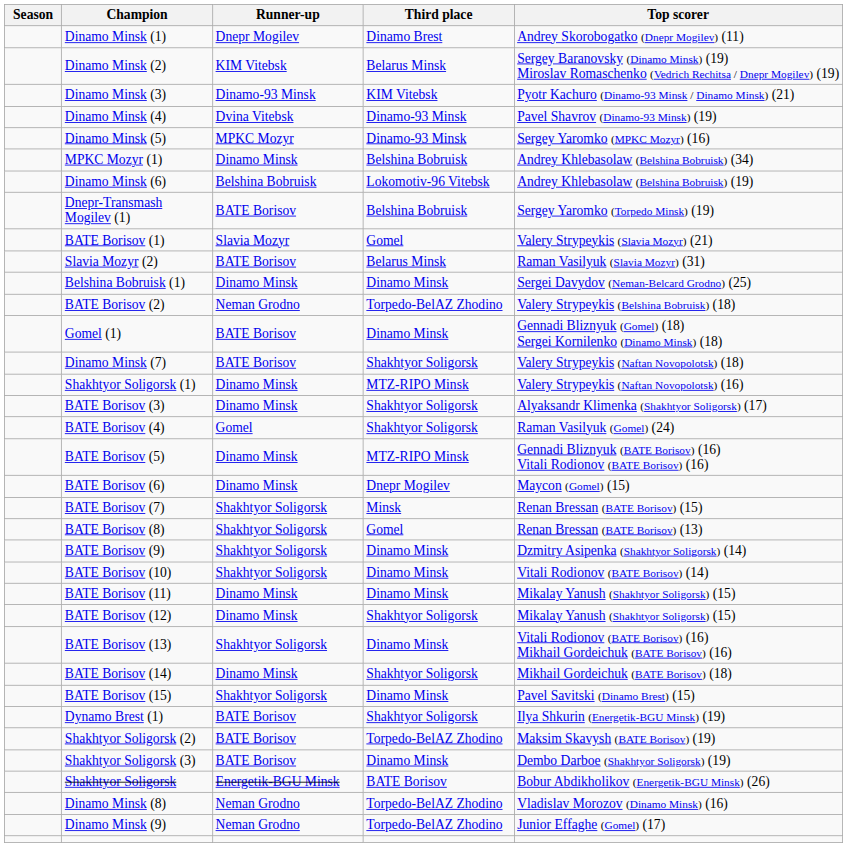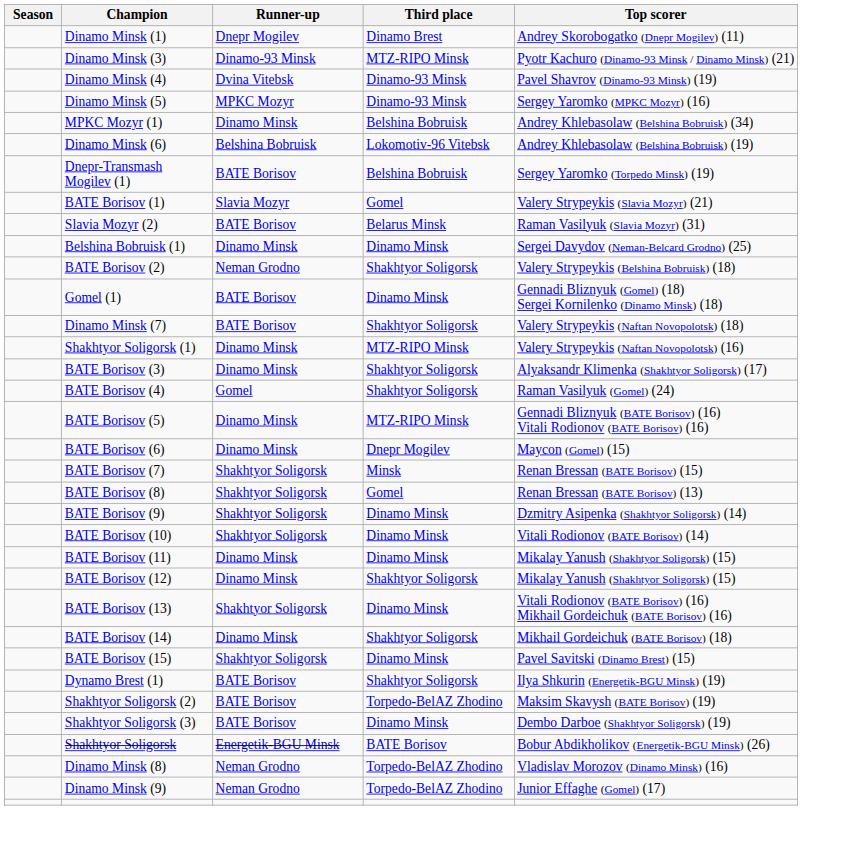- row: (115, 66)
(402, 95) KIM Vitebsk -> (418, 58) MTZ-RIPO Minsk
(434, 304) Torpedo-BelAZ Zhodino -> (422, 267) Shakhtyor Soligorsk
